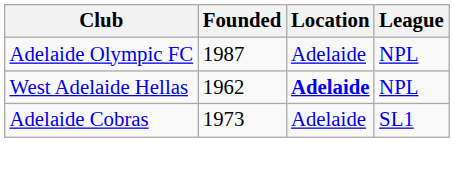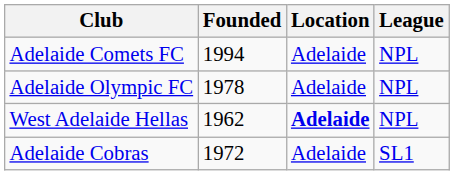+ row: (97, 53)
(224, 53) 1987 -> (224, 86) 1978
(224, 119) 1973 -> (224, 152) 1972
